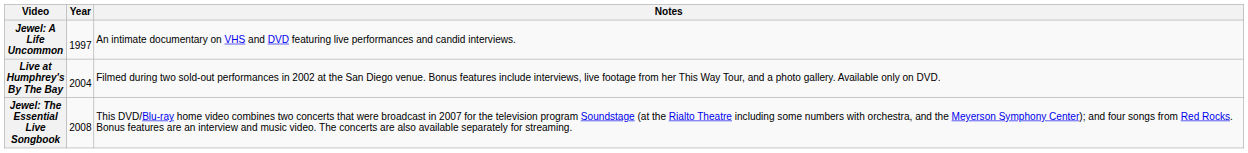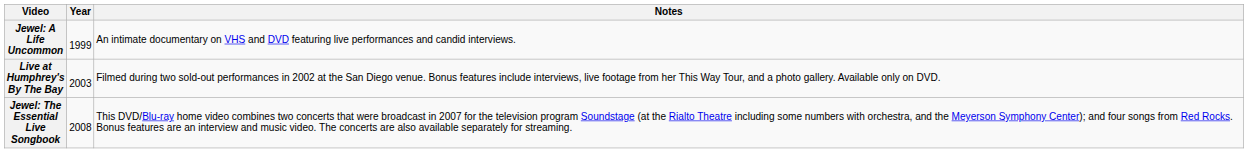(80, 45) 1997 -> (80, 45) 1999
(80, 84) 2004 -> (80, 84) 2003
